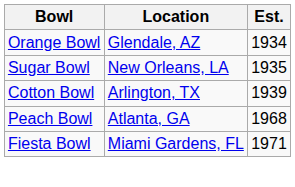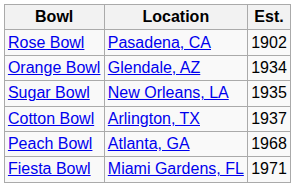+ row: (46, 42)
(269, 93) 1939 -> (269, 118) 1937
